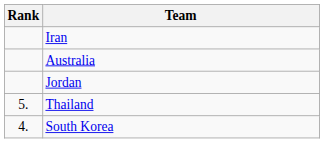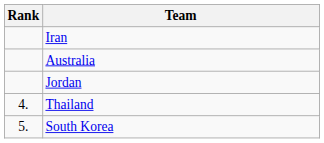(23, 105) 5. -> (23, 105) 4.
(23, 127) 4. -> (23, 127) 5.
